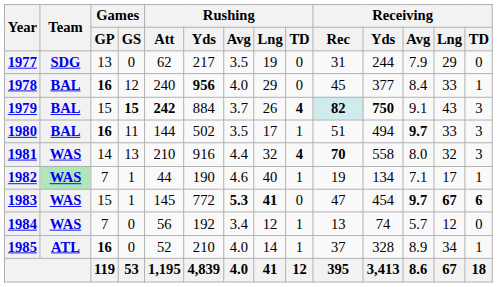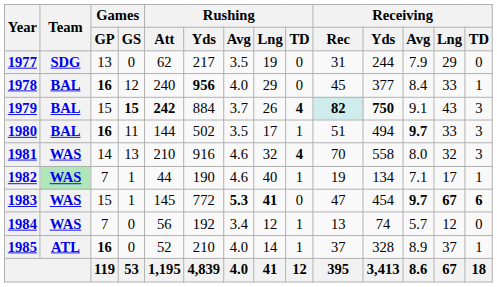(239, 154) 4.4 -> (239, 154) 4.6
(338, 154) bold -> (338, 154) normal
(449, 246) 34 -> (449, 246) 37
